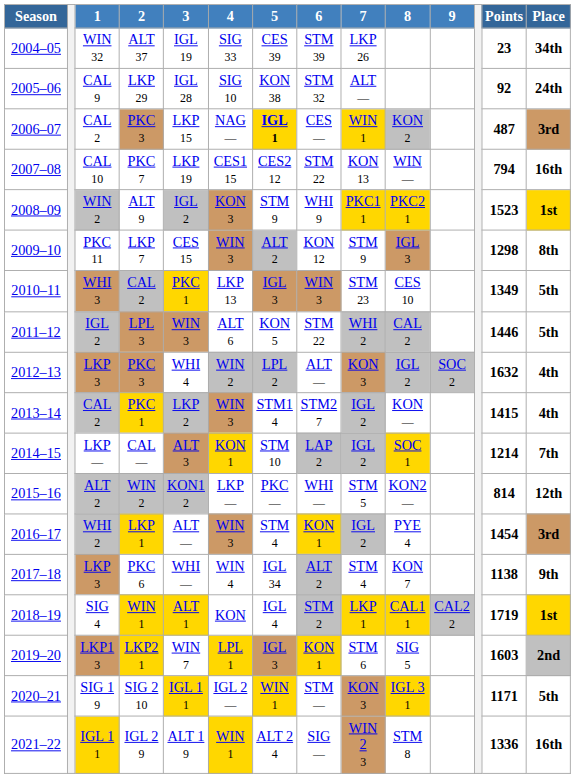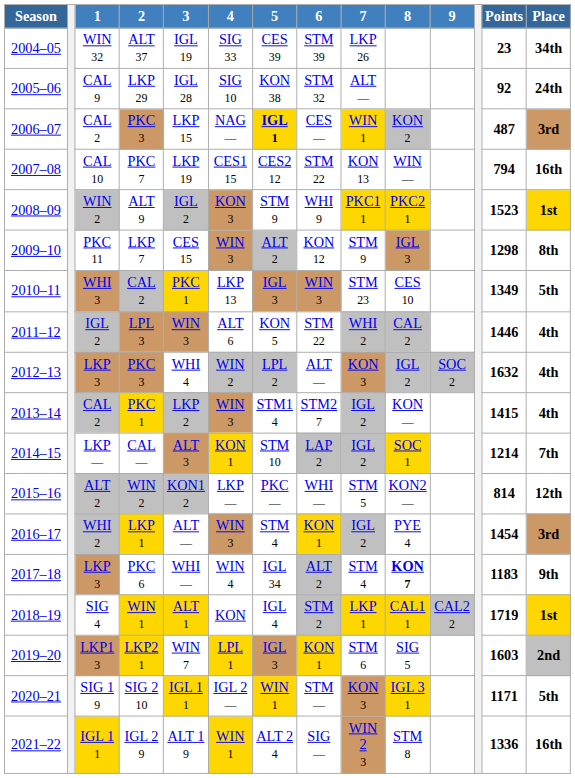(549, 331) 5th -> (549, 331) 4th
(408, 574) normal -> (408, 574) bold
(504, 574) 1138 -> (504, 574) 1183
